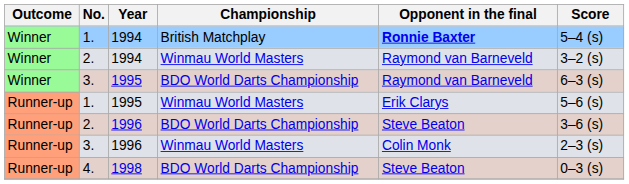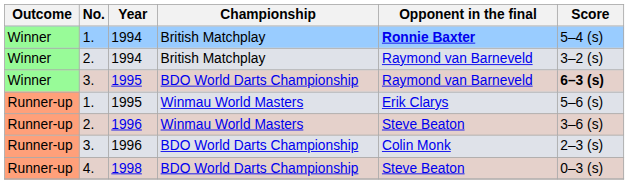(232, 59) Winmau World Masters -> (213, 59) British Matchplay
(582, 80) normal -> (582, 80) bold
(260, 124) BDO World Darts Championship -> (232, 124) Winmau World Masters
(232, 146) Winmau World Masters -> (260, 146) BDO World Darts Championship
